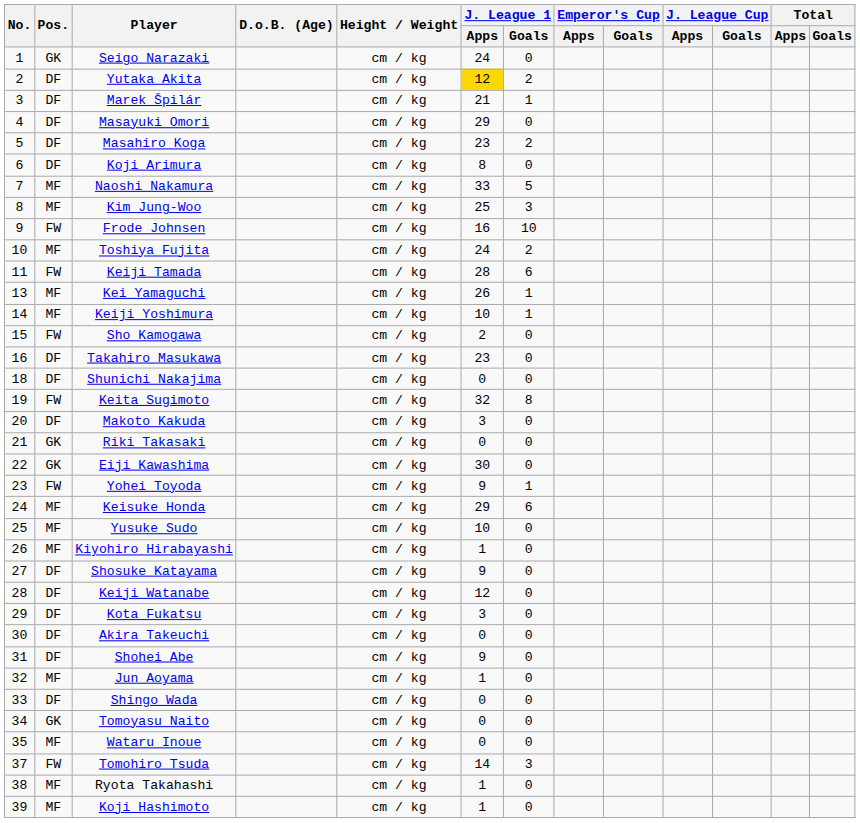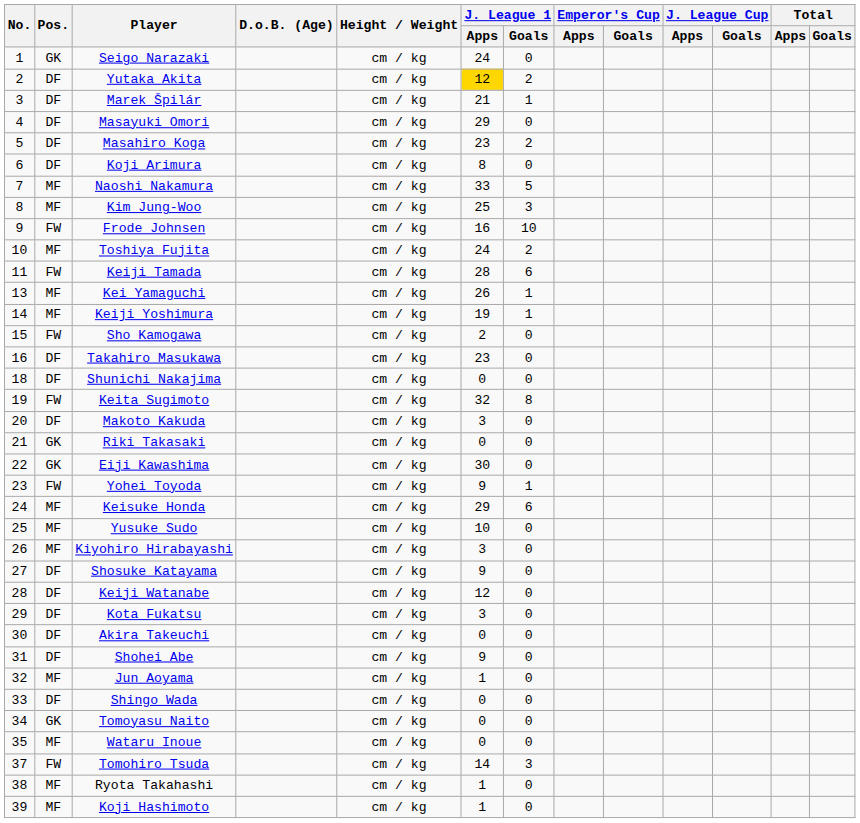(482, 315) 10 -> (482, 315) 19
(482, 550) 1 -> (482, 550) 3
